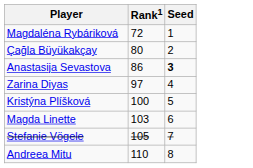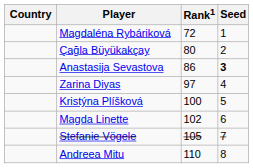+ column: (31, 14)
(140, 119) 103 -> (193, 119) 102
